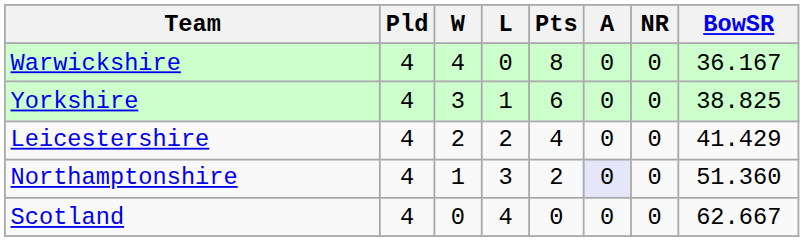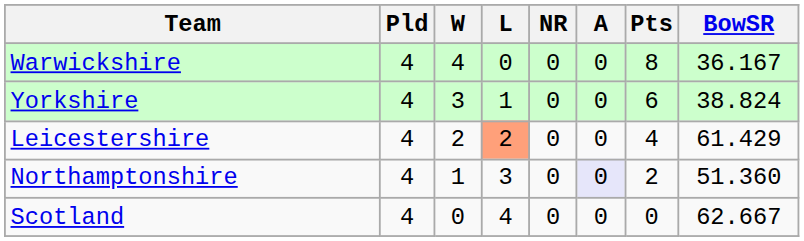columns swapped: (655, 24) <-> (556, 24)
(739, 101) 38.825 -> (739, 101) 38.824
(506, 140) no background -> (506, 140) lightsalmon background
(739, 140) 41.429 -> (739, 140) 61.429
